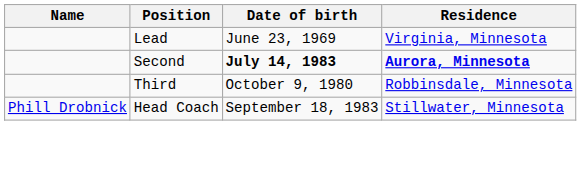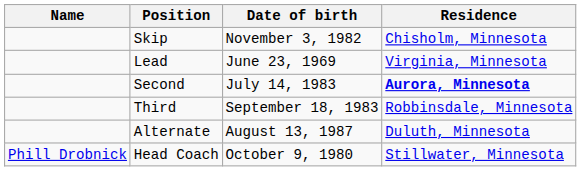+ row: (151, 39)
(281, 62) bold -> (281, 85) normal
(289, 85) October 9, 1980 -> (302, 108) September 18, 1983
+ row: (172, 132)
(302, 108) September 18, 1983 -> (289, 155) October 9, 1980
